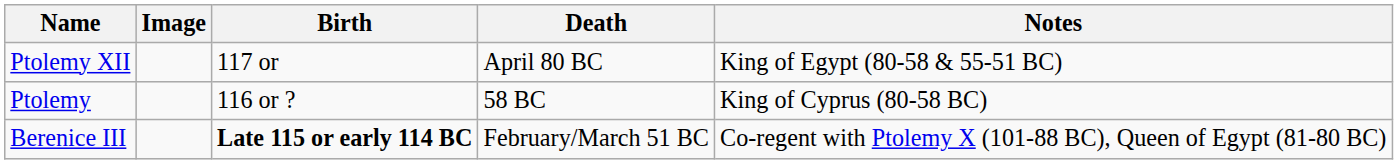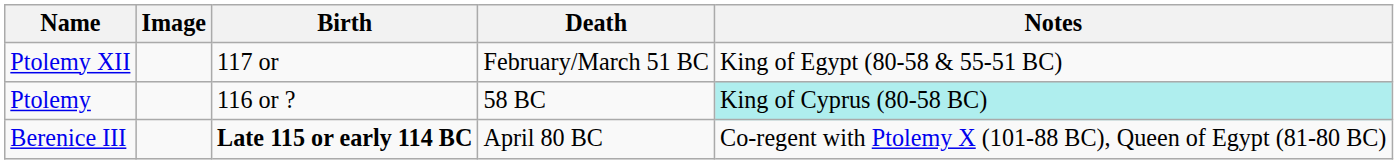(543, 61) April 80 BC -> (596, 61) February/March 51 BC
(854, 100) no background -> (854, 100) paleturquoise background
(596, 138) February/March 51 BC -> (543, 138) April 80 BC
